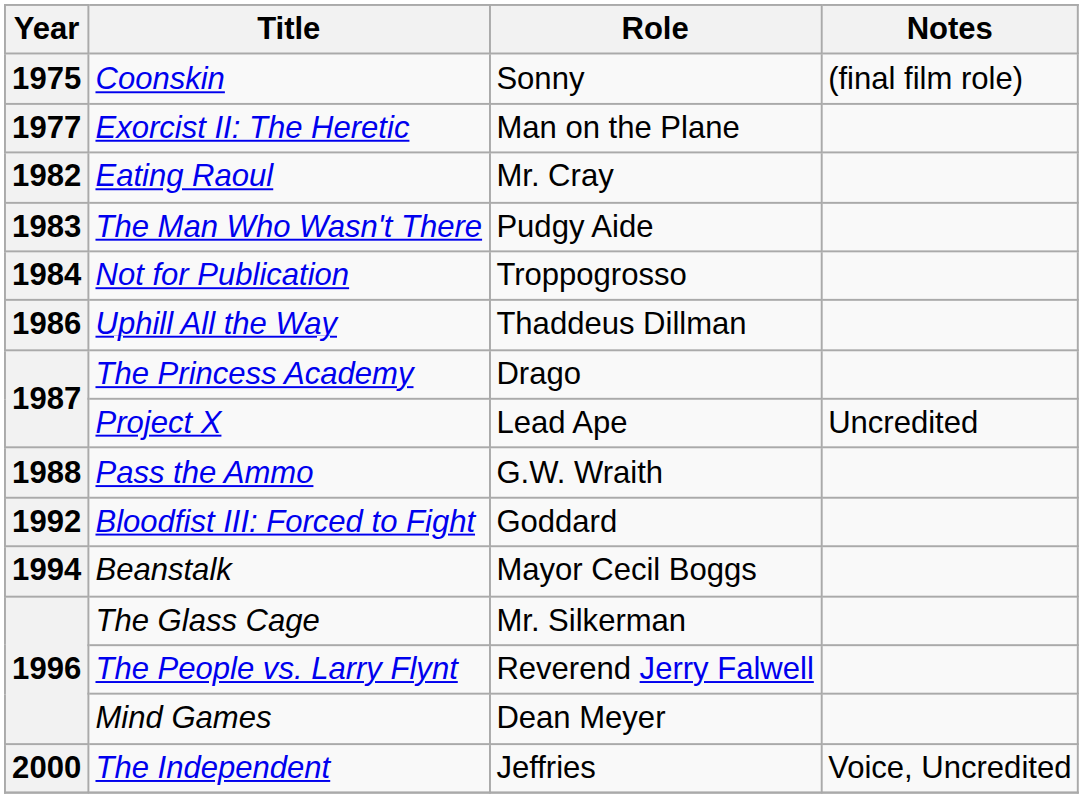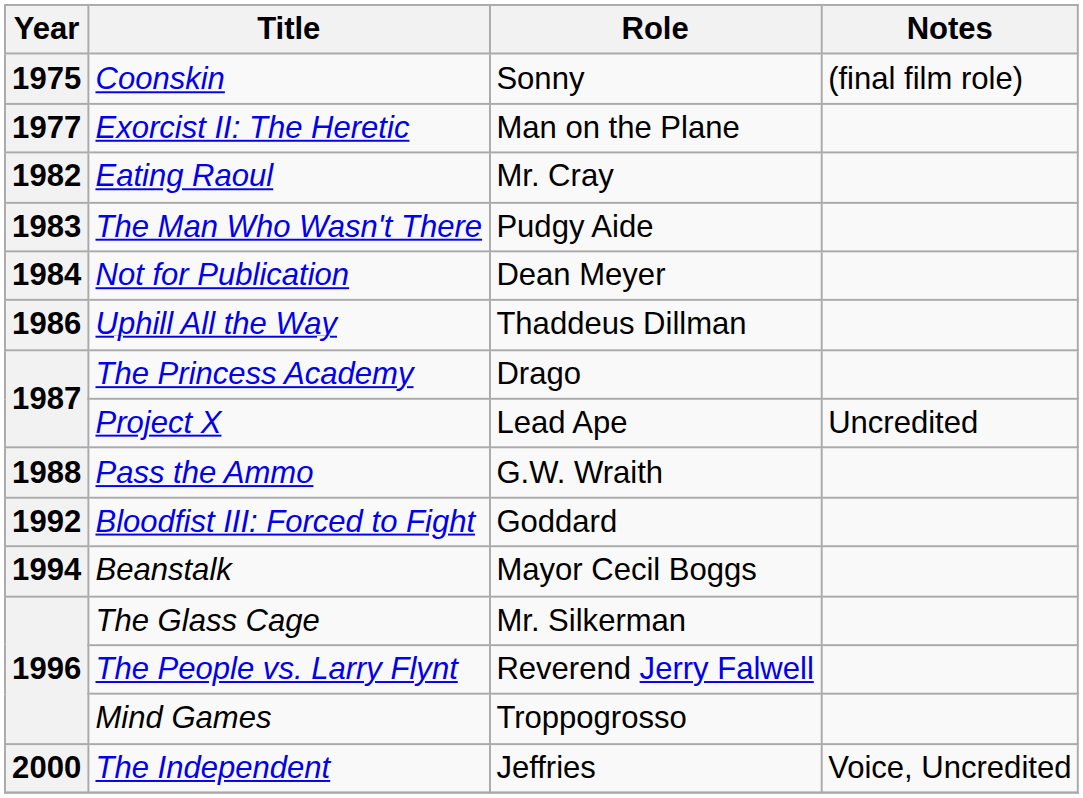(592, 275) Troppogrosso -> (581, 275) Dean Meyer
(581, 718) Dean Meyer -> (592, 718) Troppogrosso
